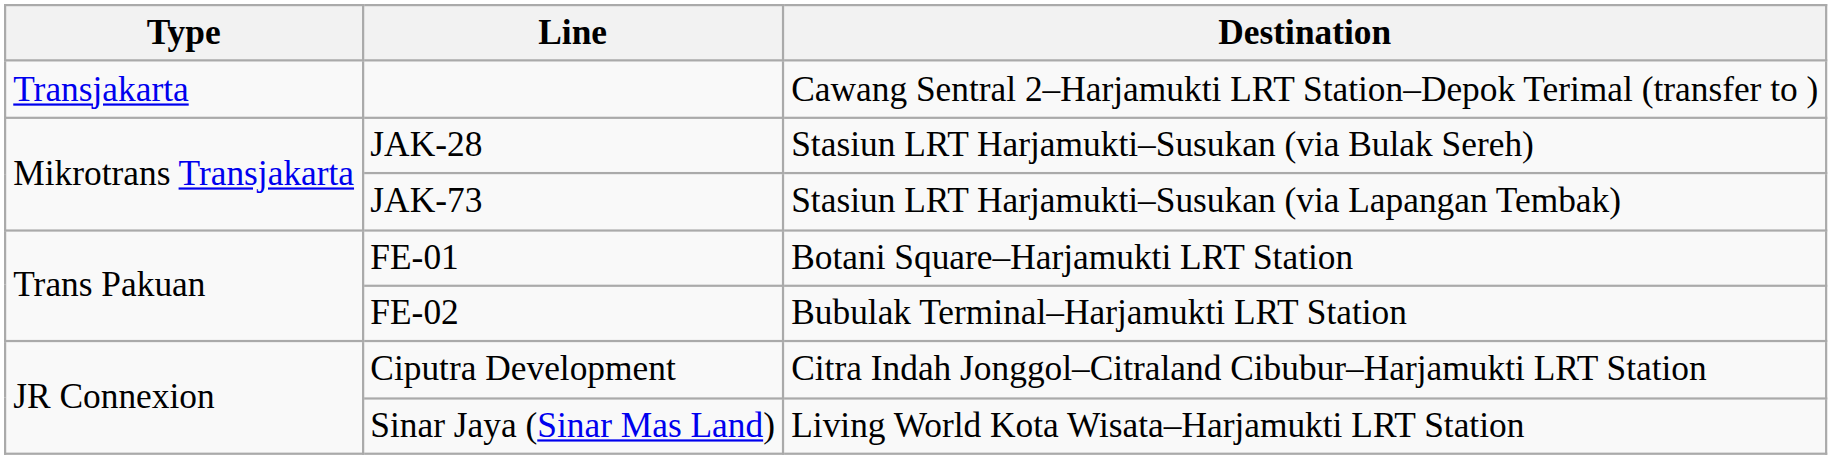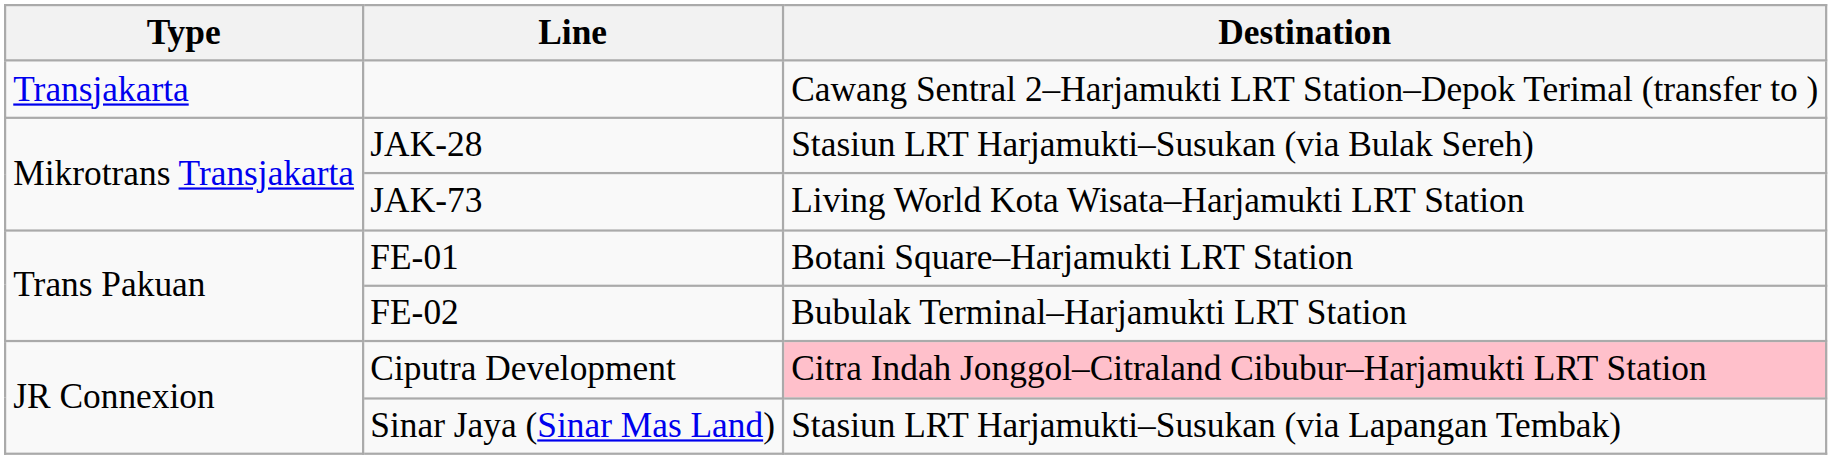(1206, 200) Stasiun LRT Harjamukti–Susukan (via Lapangan Tembak) -> (1158, 200) Living World Kota Wisata–Harjamukti LRT Station
(1249, 369) no background -> (1249, 369) pink background
(1158, 425) Living World Kota Wisata–Harjamukti LRT Station -> (1206, 425) Stasiun LRT Harjamukti–Susukan (via Lapangan Tembak)
